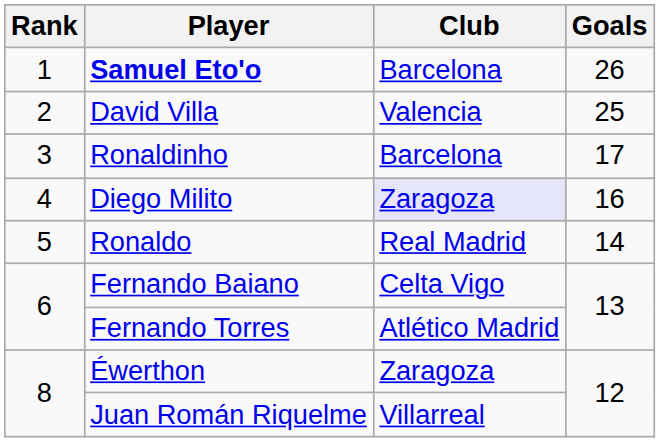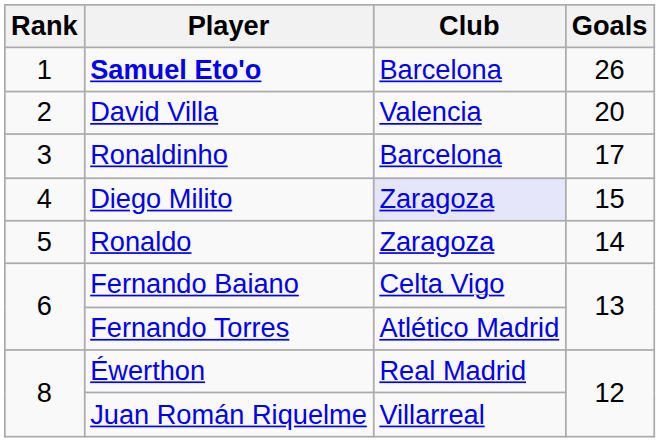(610, 112) 25 -> (610, 112) 20
(610, 198) 16 -> (610, 198) 15
(453, 241) Real Madrid -> (437, 241) Zaragoza
(437, 371) Zaragoza -> (453, 371) Real Madrid
